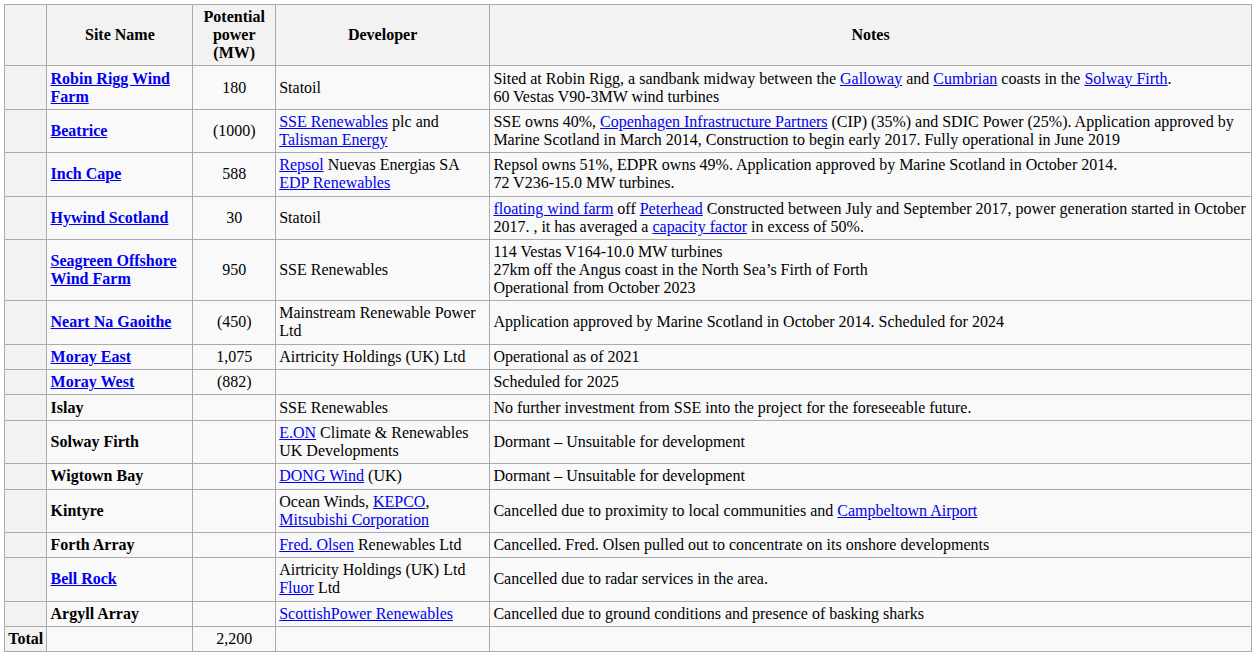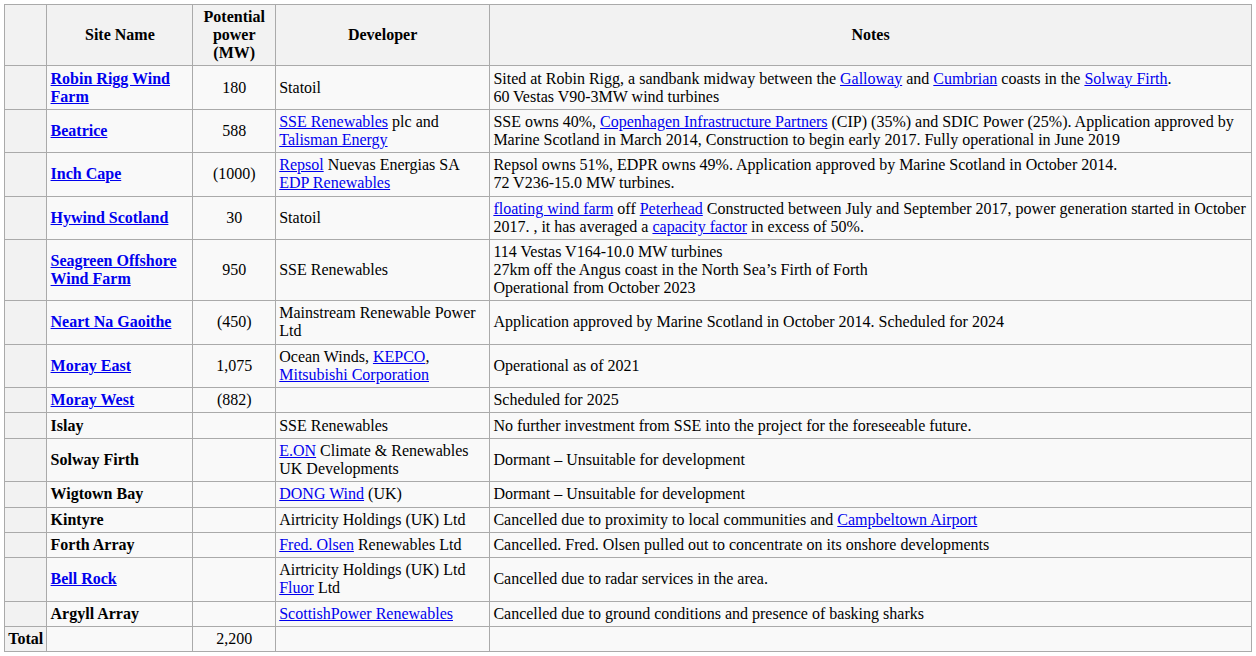(234, 130) (1000) -> (234, 130) 588
(234, 174) 588 -> (234, 174) (1000)
(372, 356) Airtricity Holdings (UK) Ltd -> (354, 365) Ocean Winds, KEPCO, Mitsubishi Corporation
(354, 510) Ocean Winds, KEPCO, Mitsubishi Corporation -> (372, 519) Airtricity Holdings (UK) Ltd
